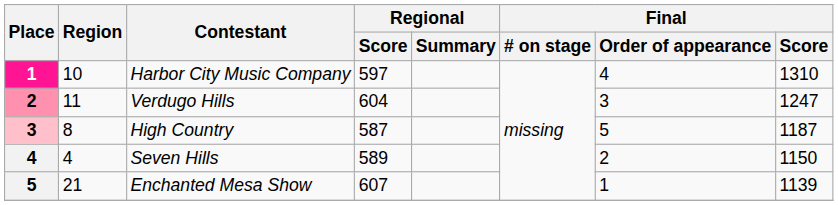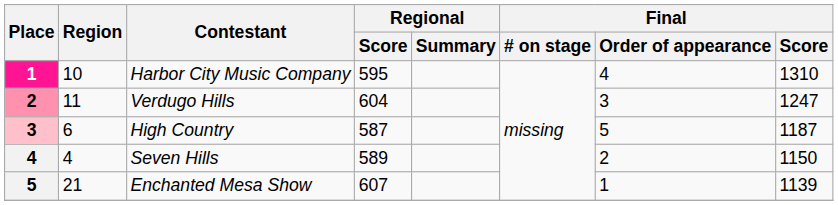(373, 74) 597 -> (373, 74) 595
(68, 130) 8 -> (68, 130) 6
